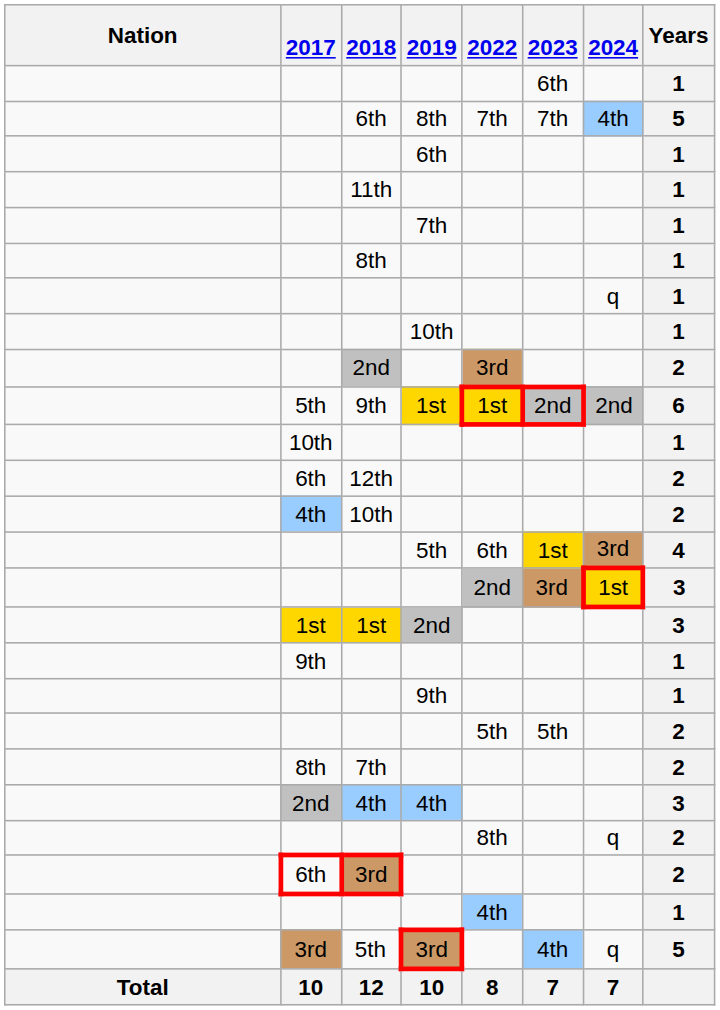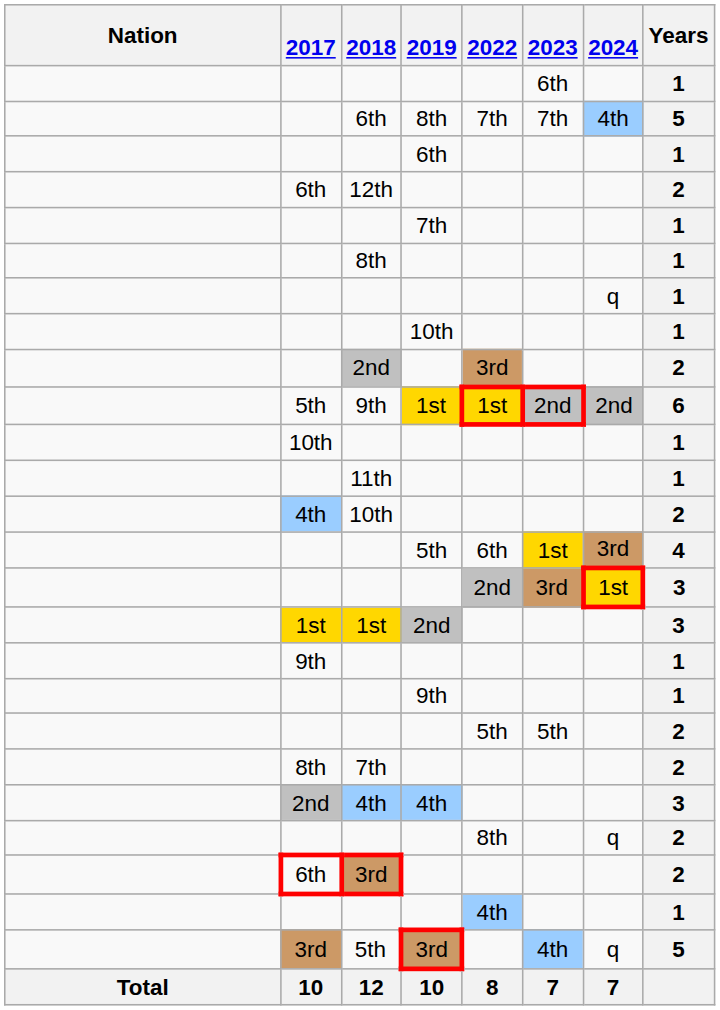rows swapped: (371, 190) <-> (371, 478)
